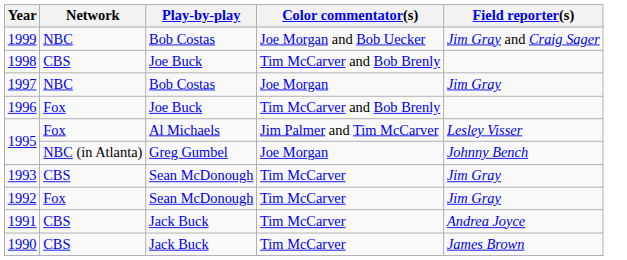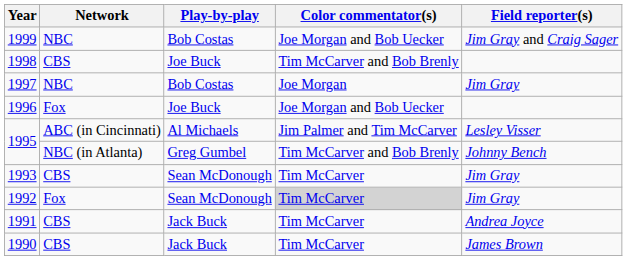(350, 107) Tim McCarver and Bob Brenly -> (361, 107) Joe Morgan and Bob Uecker
(54, 130) Fox -> (102, 130) ABC (in Cincinnati)
(294, 152) Joe Morgan -> (369, 152) Tim McCarver and Bob Brenly
(303, 198) no background -> (321, 198) lightgrey background
